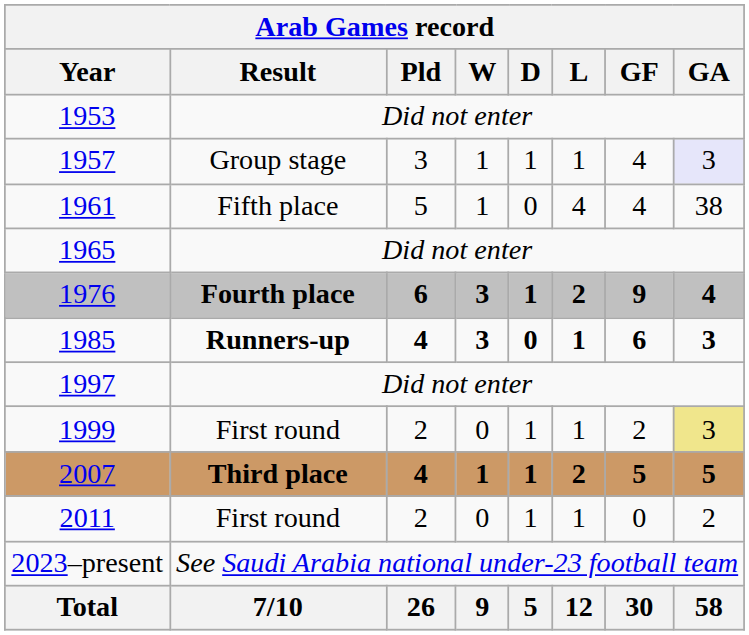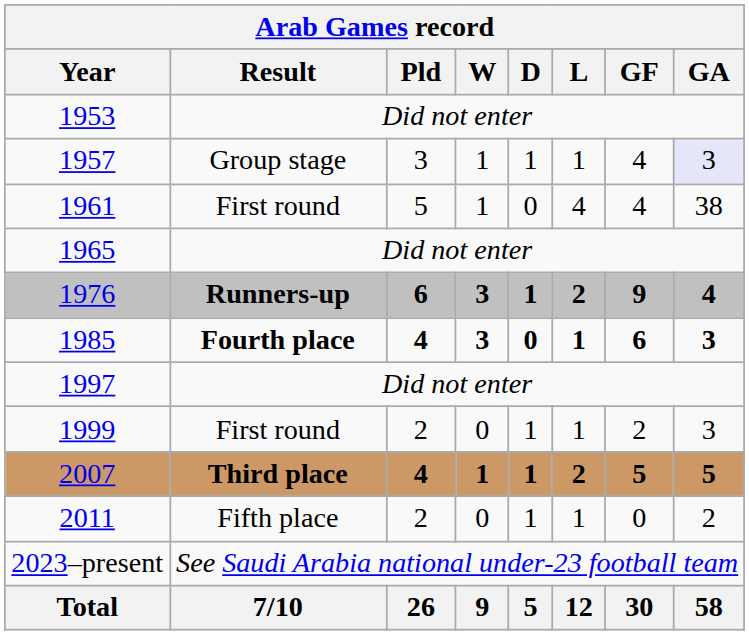(278, 205) Fifth place -> (278, 205) First round
(278, 294) Fourth place -> (278, 294) Runners-up
(278, 339) Runners-up -> (278, 339) Fourth place
(709, 428) khaki background -> (709, 428) no background
(278, 518) First round -> (278, 518) Fifth place
